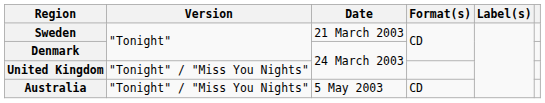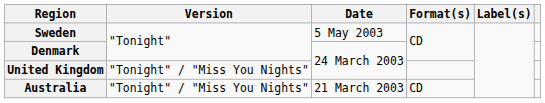(359, 32) 21 March 2003 -> (349, 32) 5 May 2003
(349, 88) 5 May 2003 -> (359, 88) 21 March 2003
